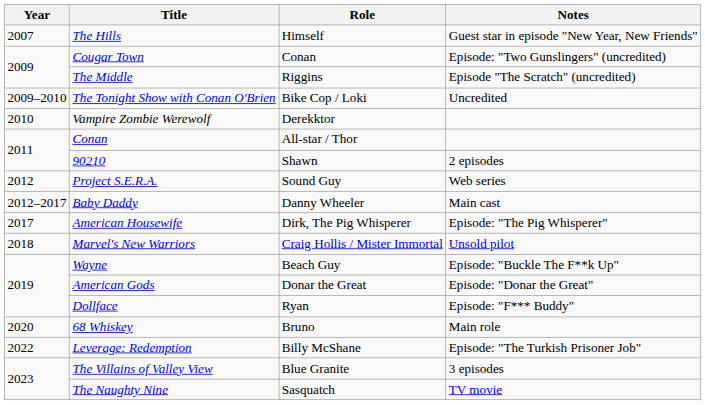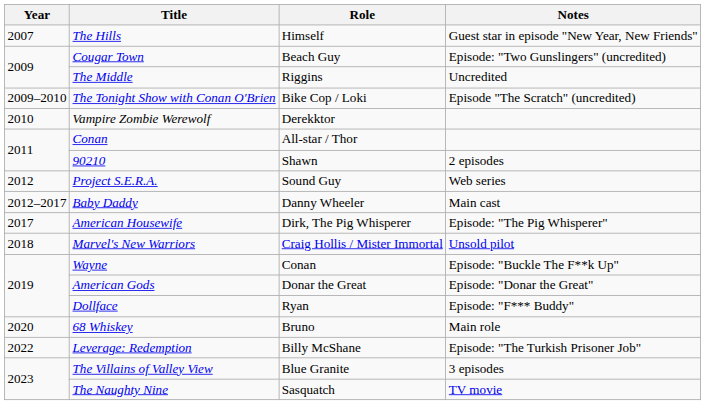(299, 56) Conan -> (311, 56) Beach Guy
(542, 77) Episode "The Scratch" (uncredited) -> (478, 77) Uncredited
(478, 98) Uncredited -> (542, 98) Episode "The Scratch" (uncredited)
(311, 264) Beach Guy -> (299, 264) Conan
